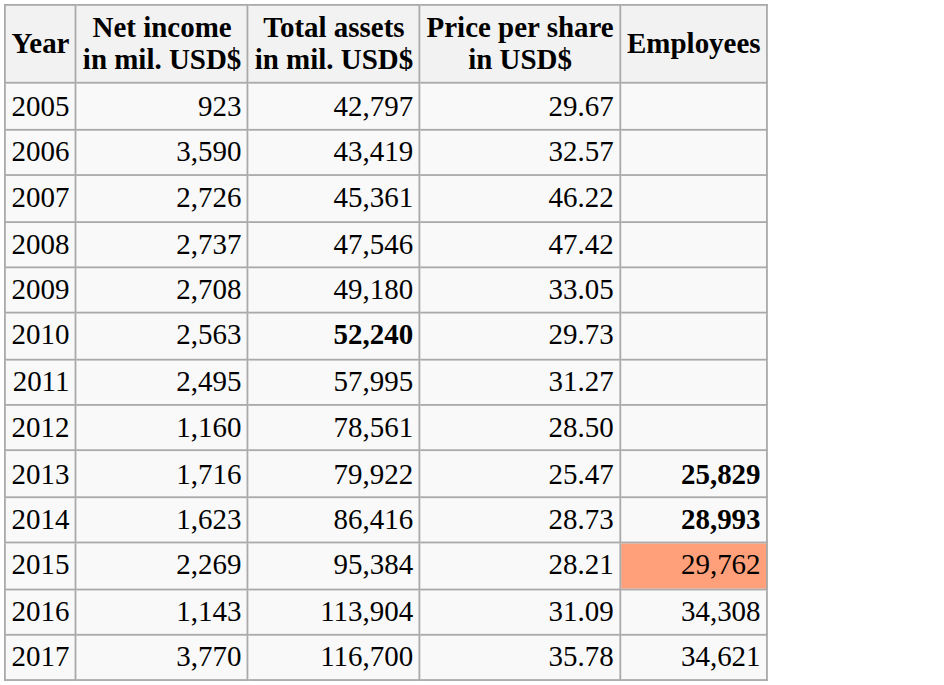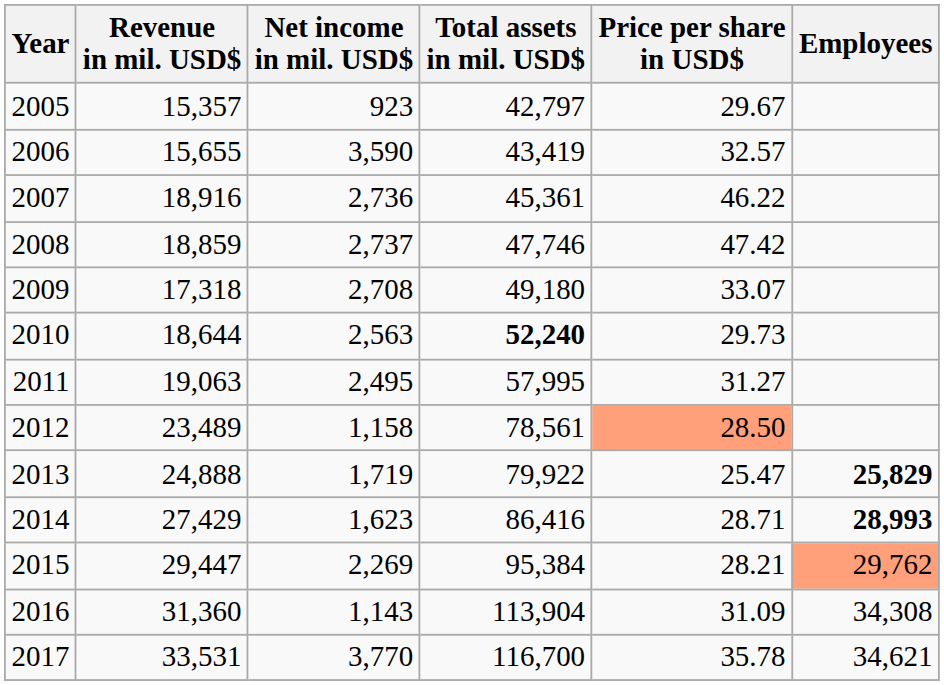+ column: (162, 43)
(209, 197) 2,726 -> (381, 197) 2,736
(373, 243) 47,546 -> (545, 243) 47,746
(581, 289) 33.05 -> (753, 289) 33.07
(209, 427) 1,160 -> (381, 427) 1,158
(581, 427) no background -> (753, 427) lightsalmon background
(209, 473) 1,716 -> (381, 473) 1,719
(581, 519) 28.73 -> (753, 519) 28.71
